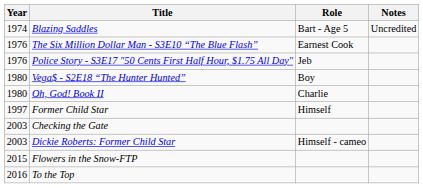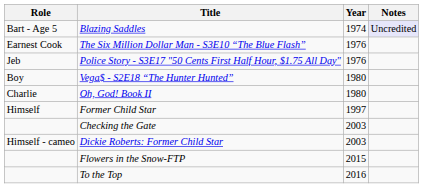columns swapped: (17, 12) <-> (332, 12)
(394, 28) no background -> (394, 28) lavender background
